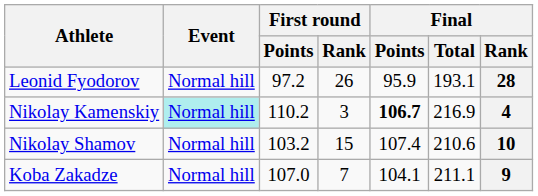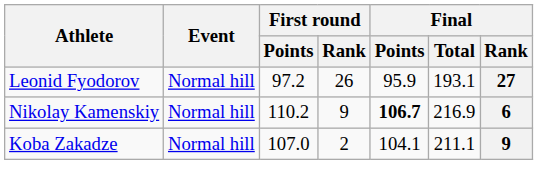(506, 82) 28 -> (506, 82) 27
(211, 112) paleturquoise background -> (211, 112) no background
(344, 112) 3 -> (344, 112) 9
(506, 112) 4 -> (506, 112) 6
- row: (72, 143)
(344, 174) 7 -> (344, 143) 2
